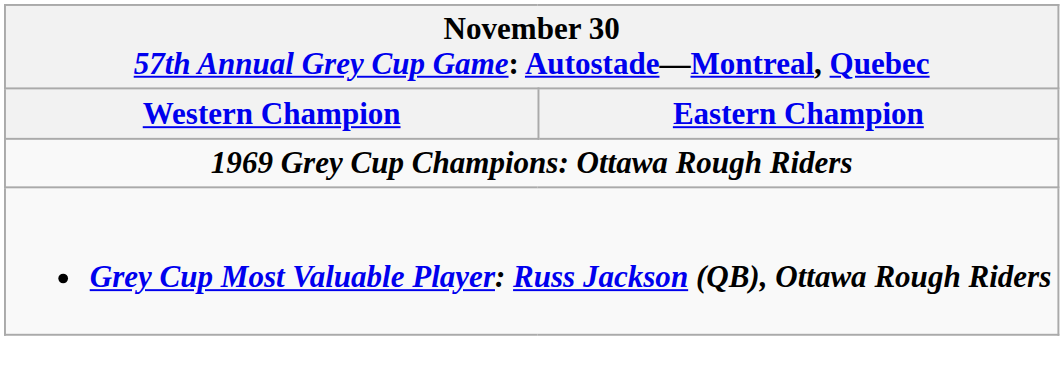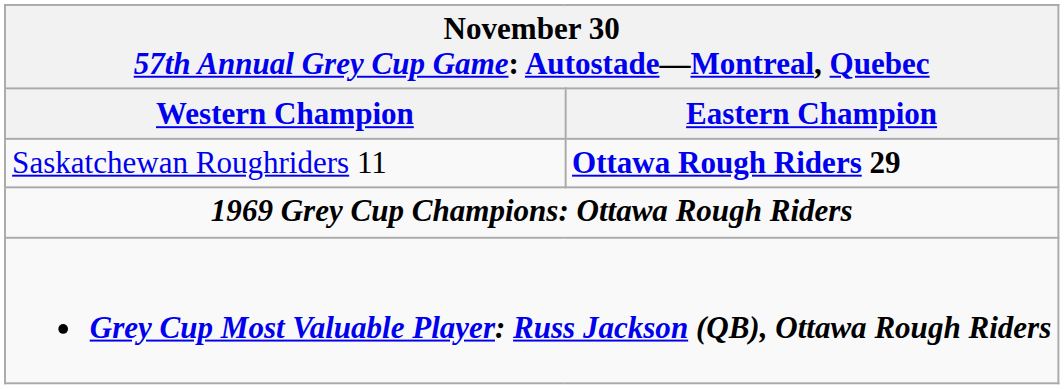+ row: (199, 162)
